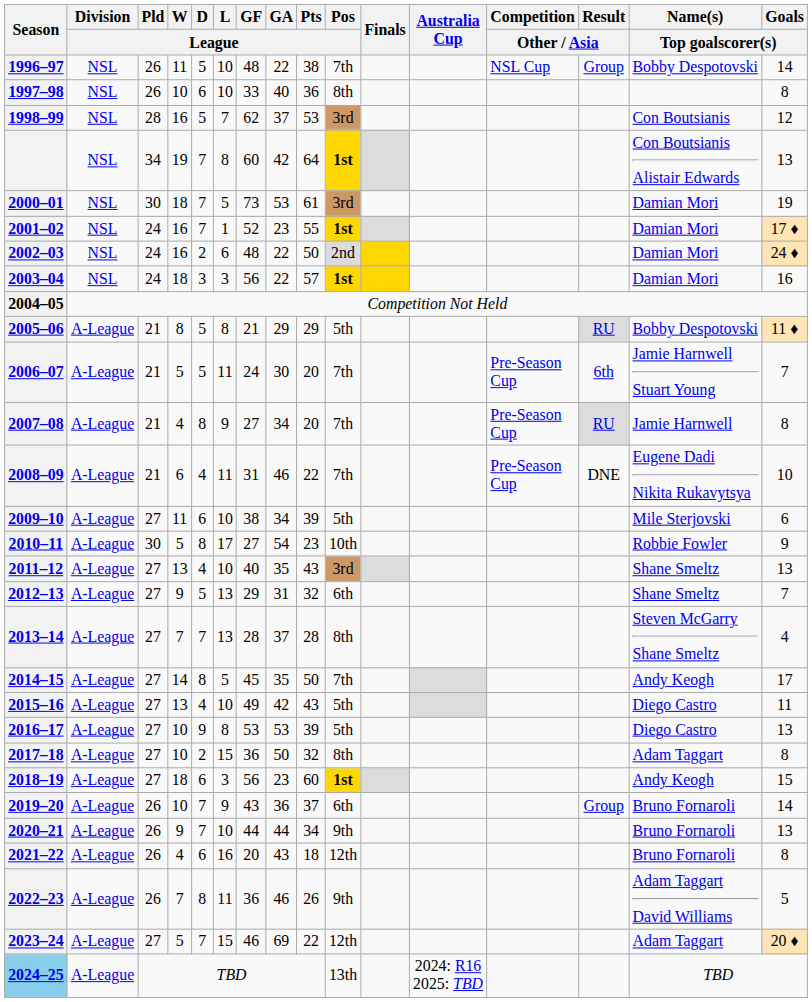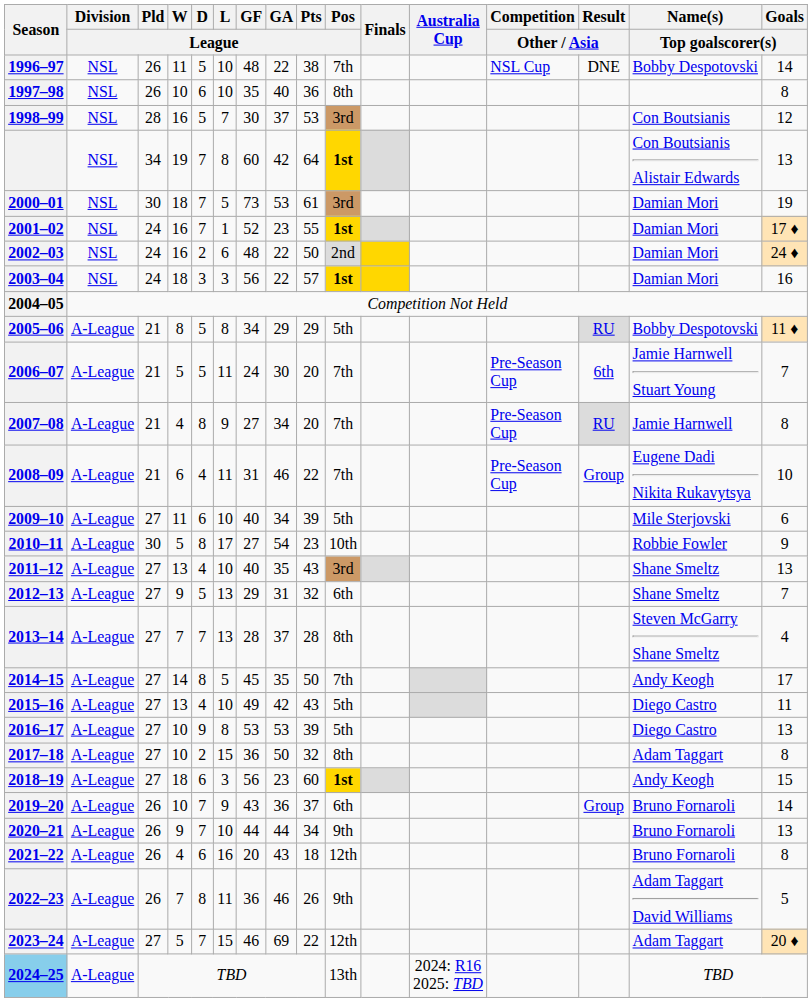(604, 67) Group -> (604, 67) DNE
(251, 92) 33 -> (251, 92) 35
(251, 117) 62 -> (251, 117) 30
(251, 329) 21 -> (251, 329) 34
(604, 475) DNE -> (604, 475) Group
(251, 518) 38 -> (251, 518) 40
